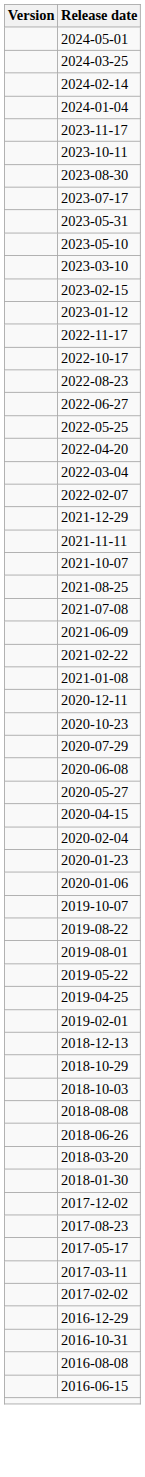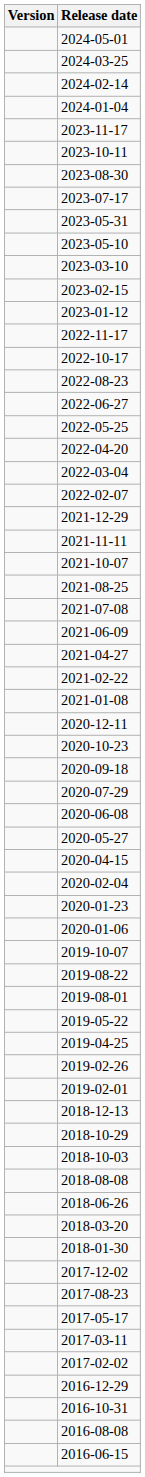+ row: (95, 655)
+ row: (95, 769)
+ row: (95, 1066)
